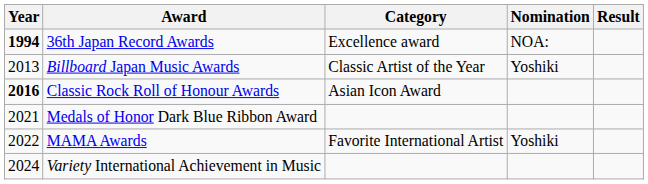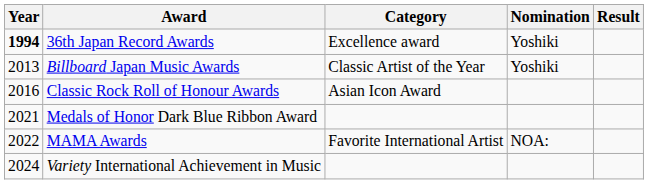(530, 41) NOA: -> (535, 41) Yoshiki
(24, 91) bold -> (24, 91) normal
(535, 141) Yoshiki -> (530, 141) NOA:
